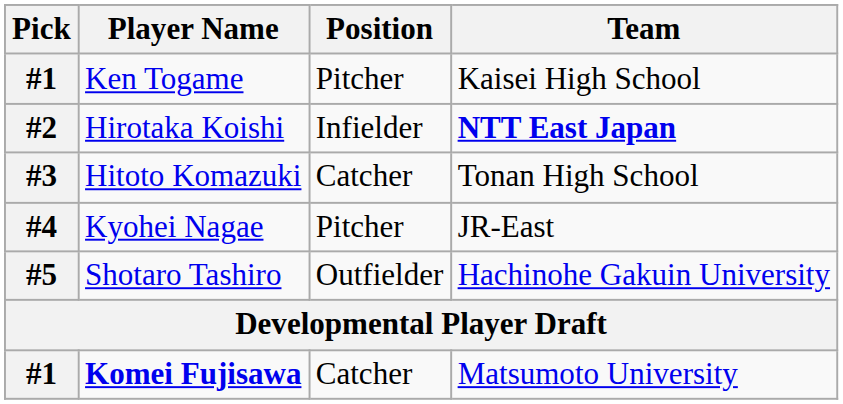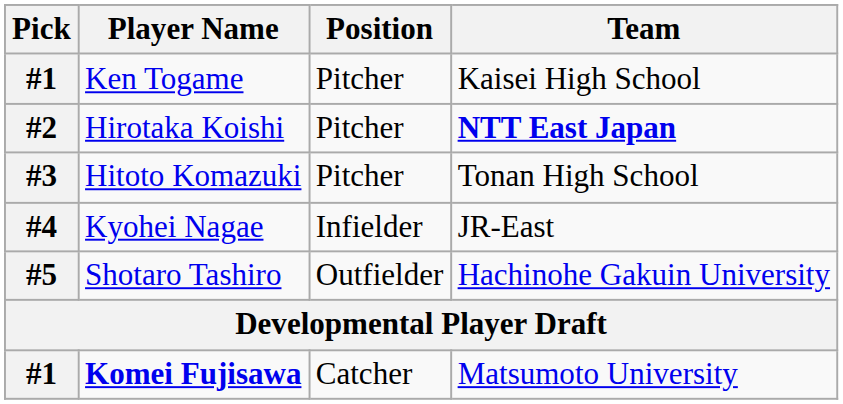(369, 127) Infielder -> (360, 127) Pitcher
(364, 176) Catcher -> (360, 176) Pitcher
(360, 226) Pitcher -> (369, 226) Infielder
